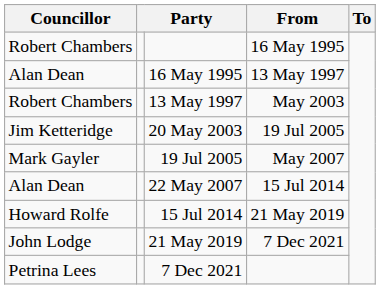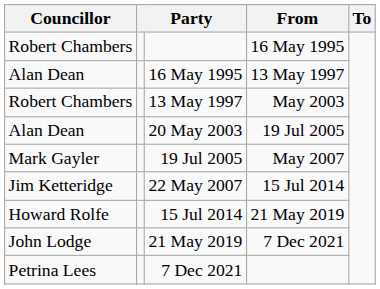(61, 130) Jim Ketteridge -> (46, 130) Alan Dean
(46, 185) Alan Dean -> (61, 185) Jim Ketteridge
